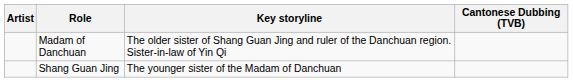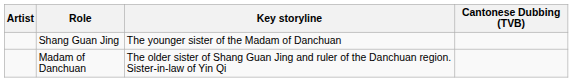rows swapped: (62, 46) <-> (79, 69)
